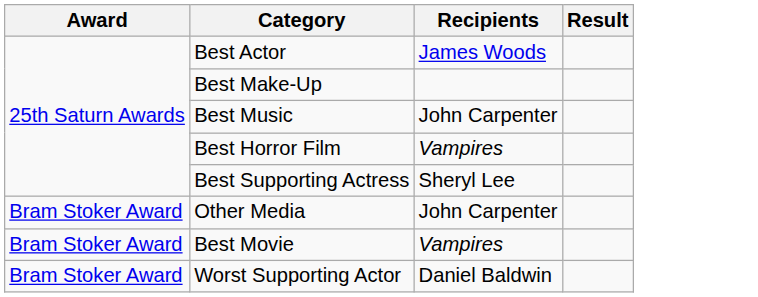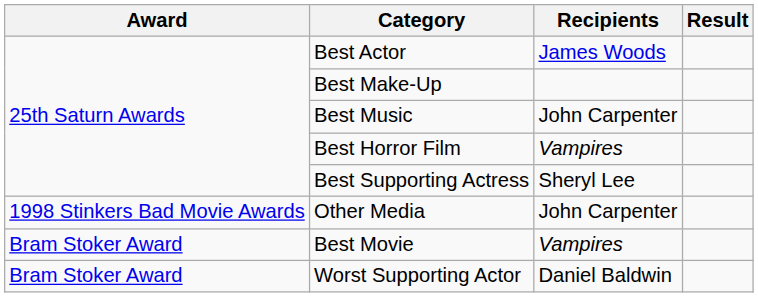(96, 212) Bram Stoker Award -> (157, 212) 1998 Stinkers Bad Movie Awards
